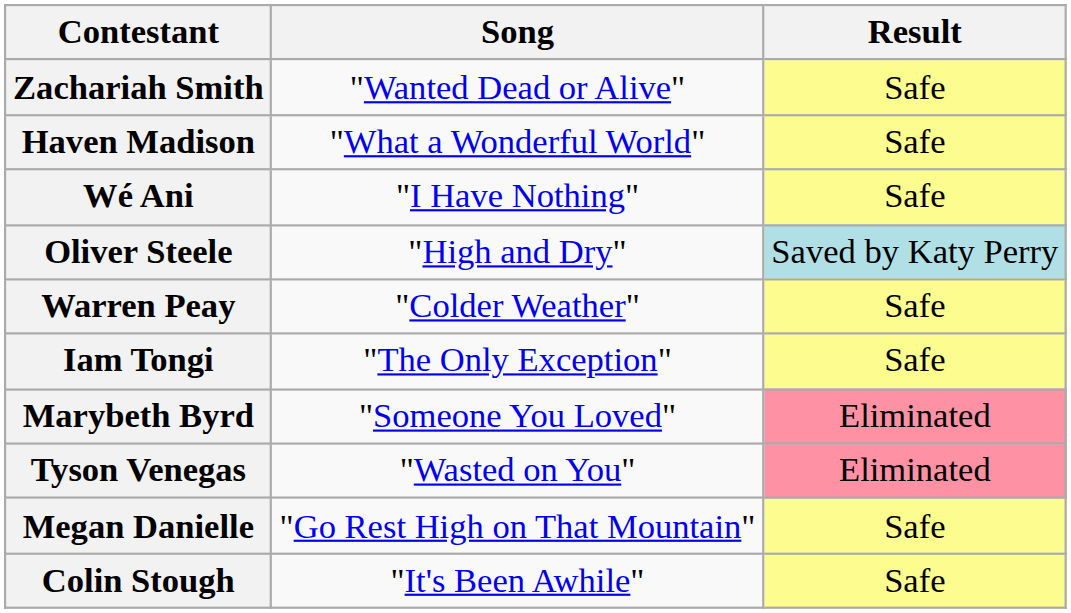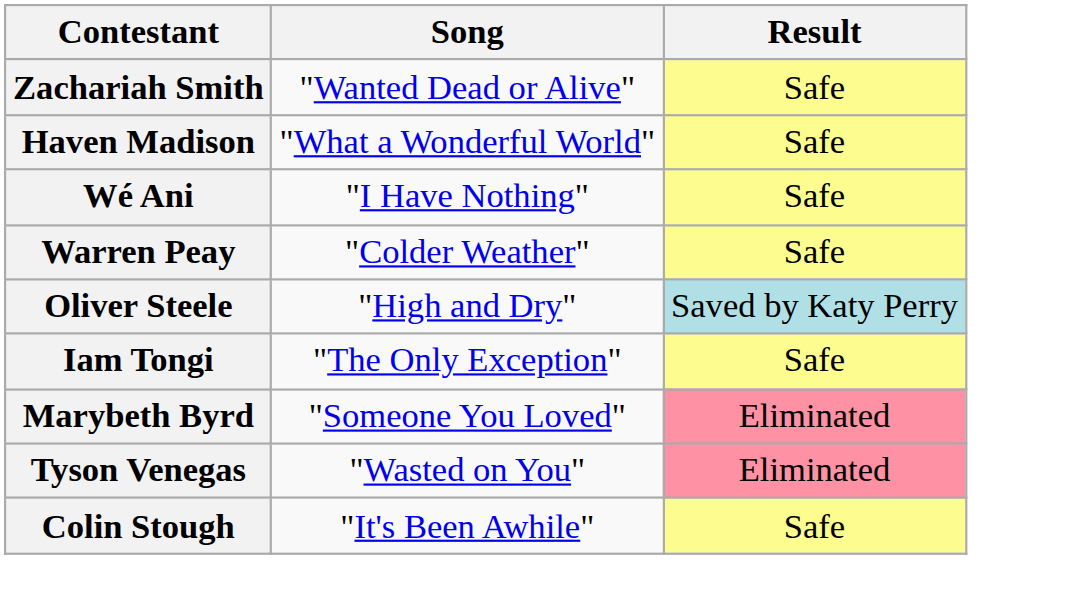rows swapped: (138, 251) <-> (138, 305)
- row: (138, 525)
